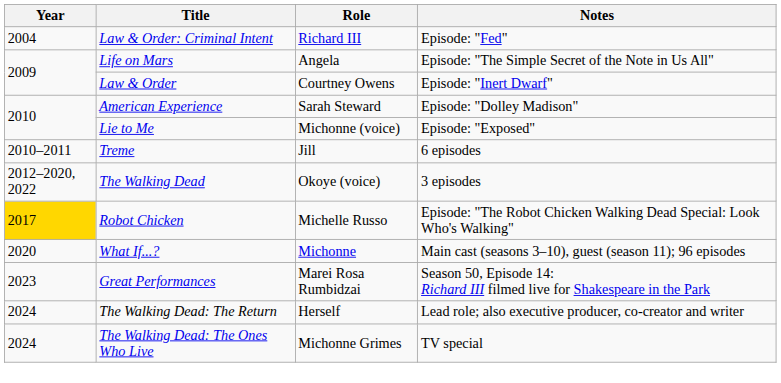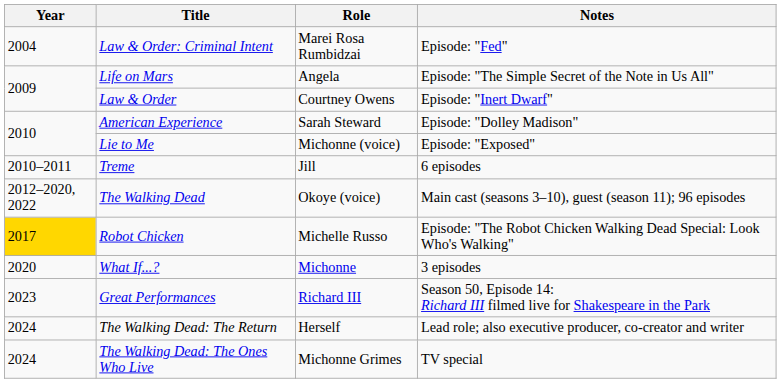(330, 38) Richard III -> (331, 46) Marei Rosa Rumbidzai
(451, 181) 3 episodes -> (583, 197) Main cast (seasons 3–10), guest (season 11); 96 episodes
(583, 251) Main cast (seasons 3–10), guest (season 11); 96 episodes -> (451, 267) 3 episodes
(331, 281) Marei Rosa Rumbidzai -> (330, 297) Richard III
